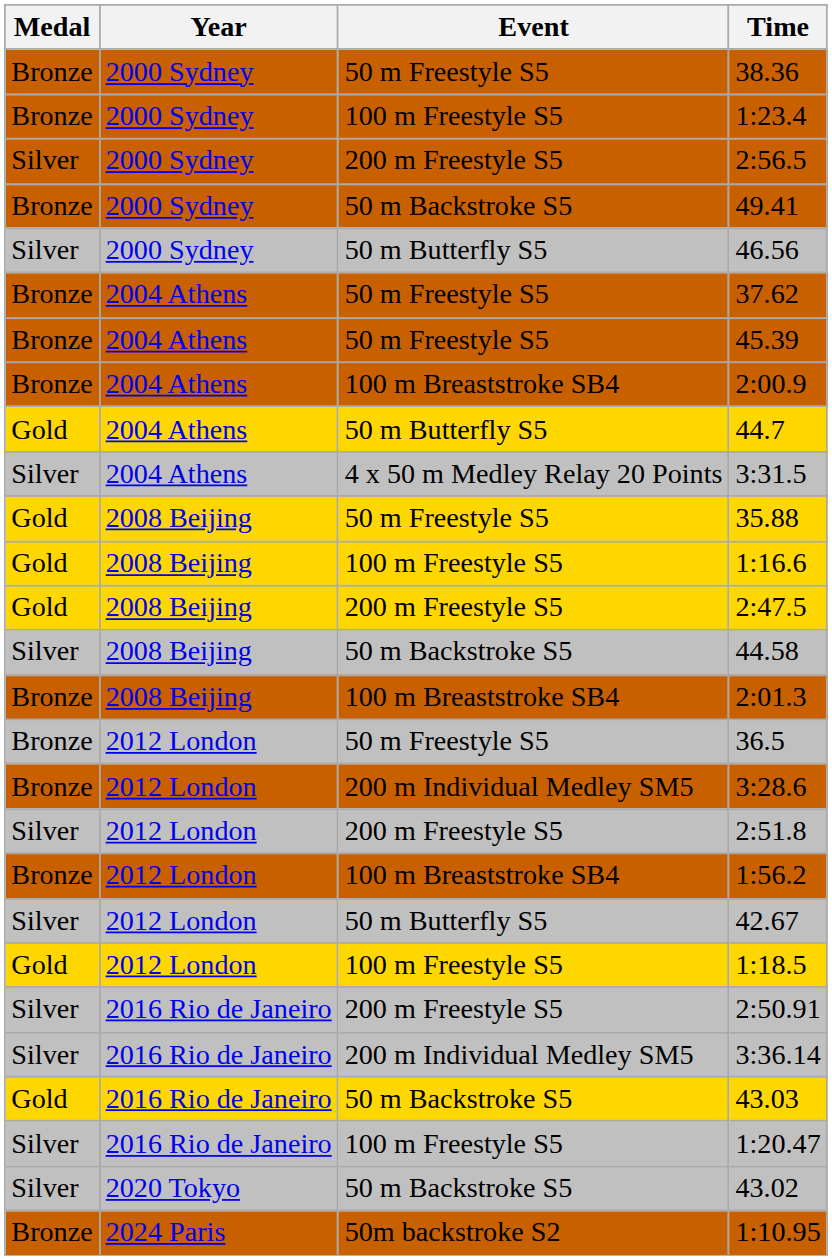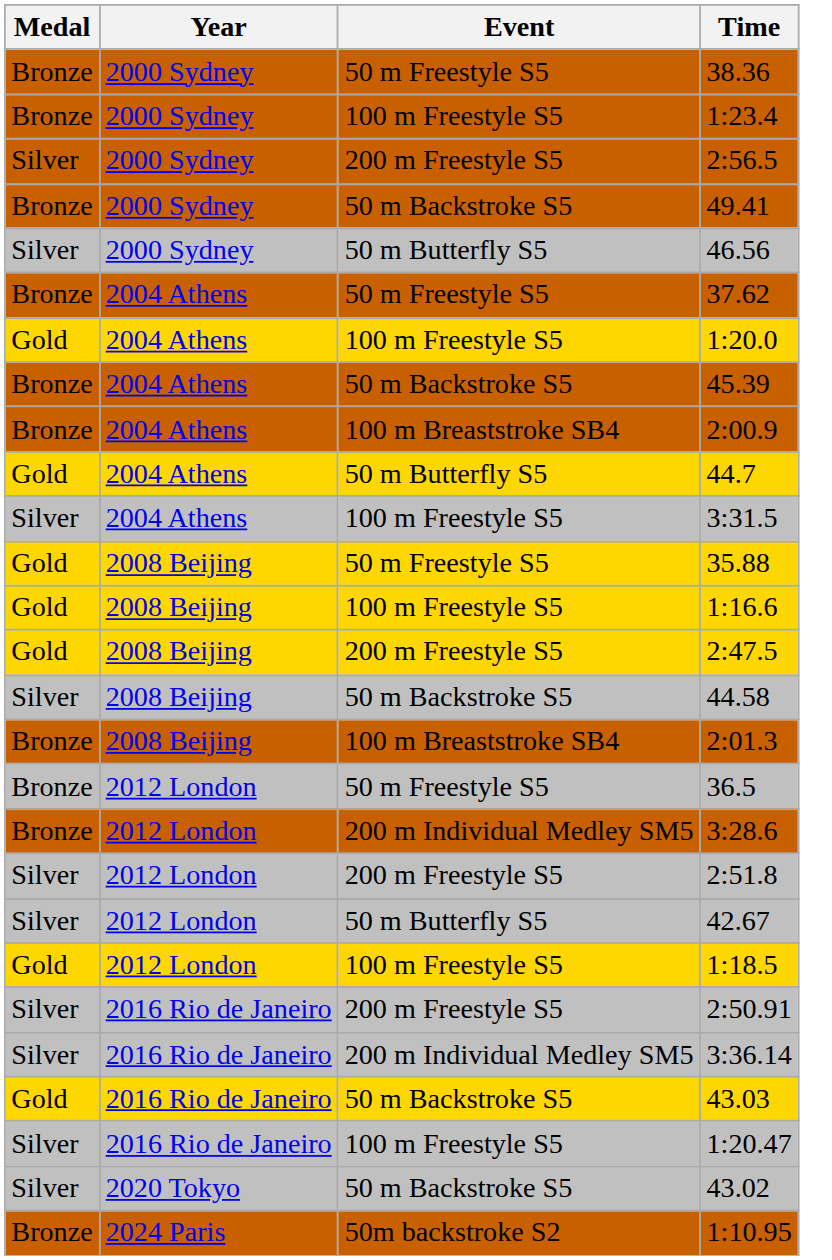+ row: (742, 339)
(447, 339) 50 m Freestyle S5 -> (458, 384) 50 m Backstroke S5
(534, 473) 4 x 50 m Medley Relay 20 Points -> (454, 518) 100 m Freestyle S5
- row: (771, 875)
